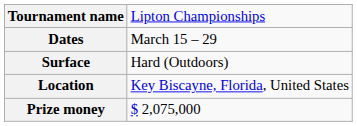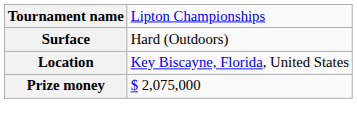- row: (66, 39)
